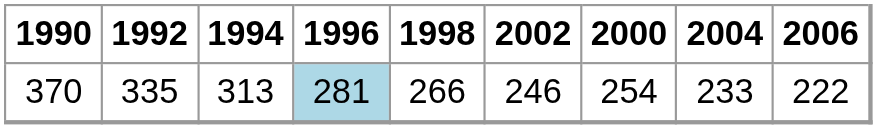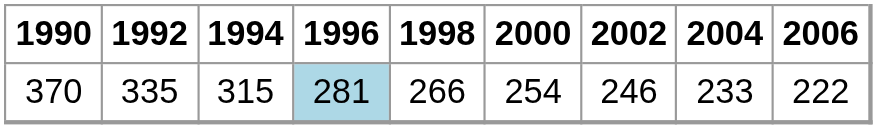columns swapped: (629, 33) <-> (533, 33)
(245, 91) 313 -> (245, 91) 315
